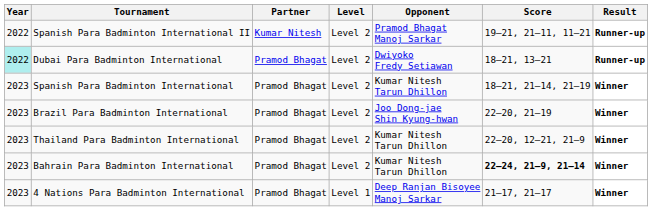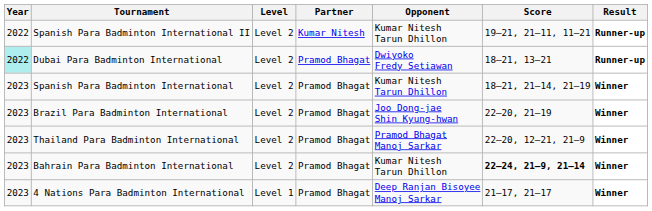columns swapped: (351, 12) <-> (291, 12)
(411, 33) Pramod Bhagat Manoj Sarkar -> (411, 33) Kumar Nitesh Tarun Dhillon
(411, 139) Kumar Nitesh Tarun Dhillon -> (411, 139) Pramod Bhagat Manoj Sarkar
